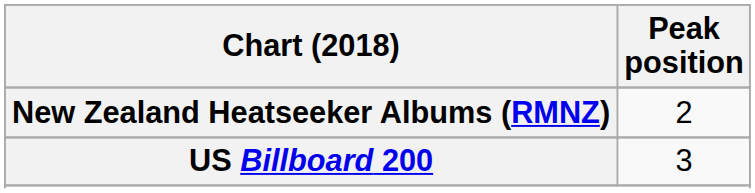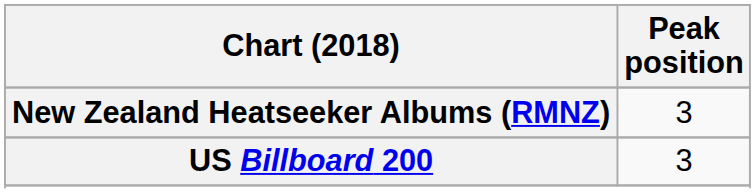(684, 112) 2 -> (684, 112) 3
